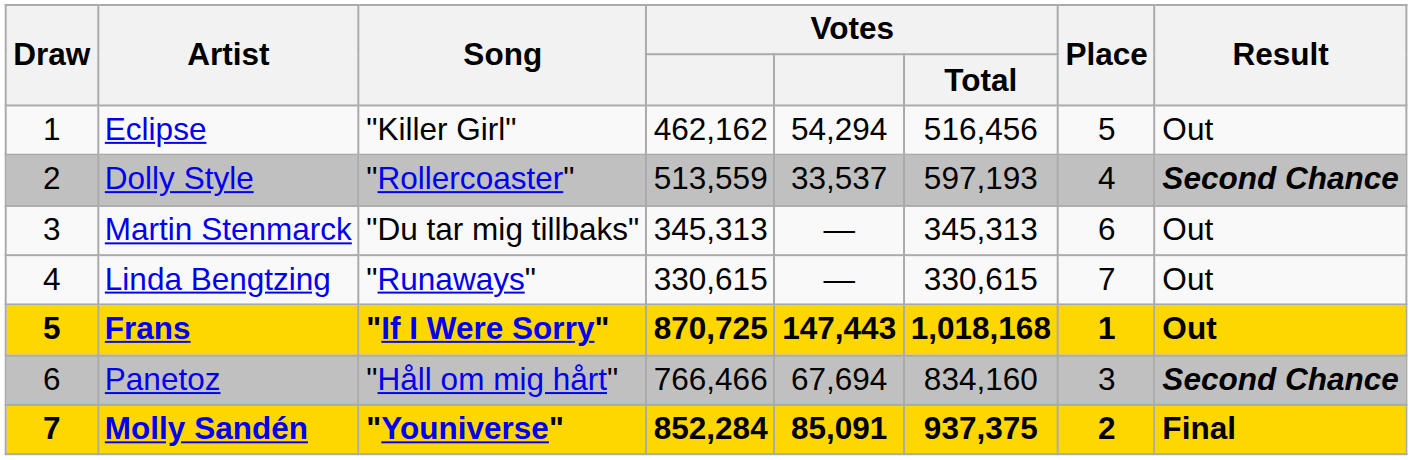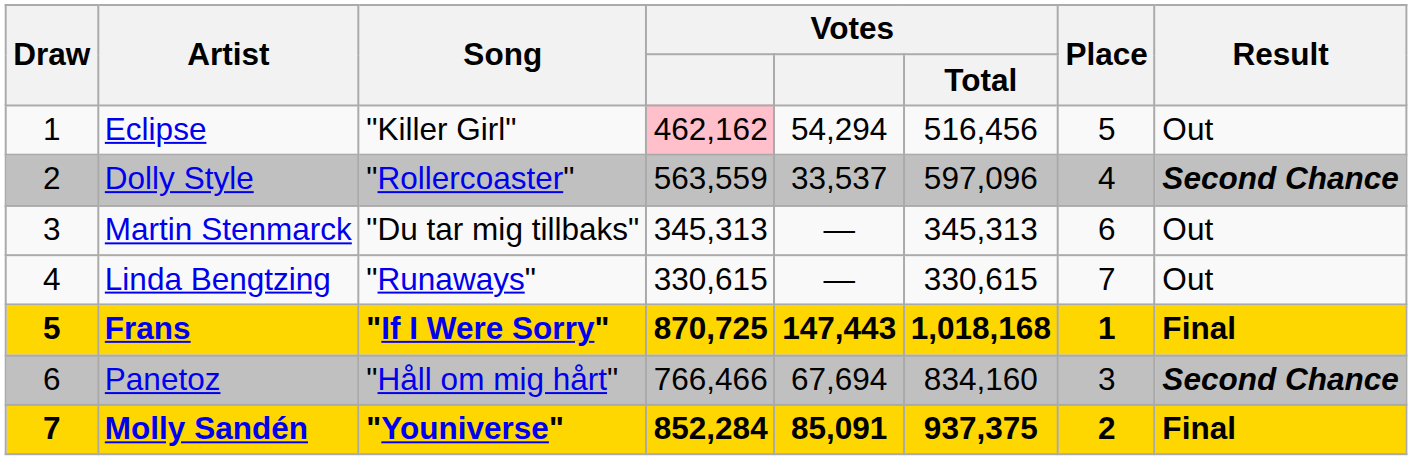(711, 129) no background -> (711, 129) pink background
(711, 179) 513,559 -> (711, 179) 563,559
(981, 179) 597,193 -> (981, 179) 597,096
(1190, 329) Out -> (1199, 329) Final
